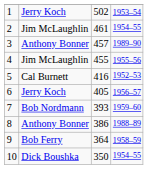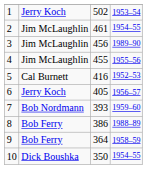(55, 44) Anthony Bonner -> (55, 44) Jim McLaughlin
(101, 44) 457 -> (100, 44) 456
(55, 124) Anthony Bonner -> (42, 124) Bob Ferry
